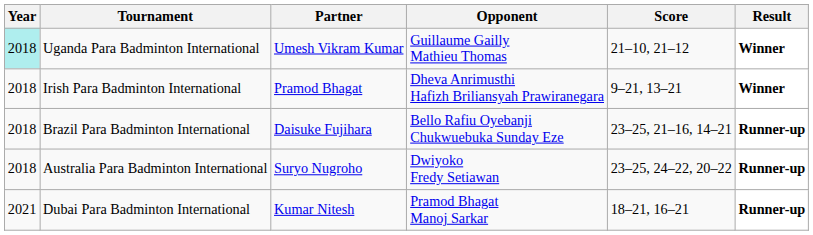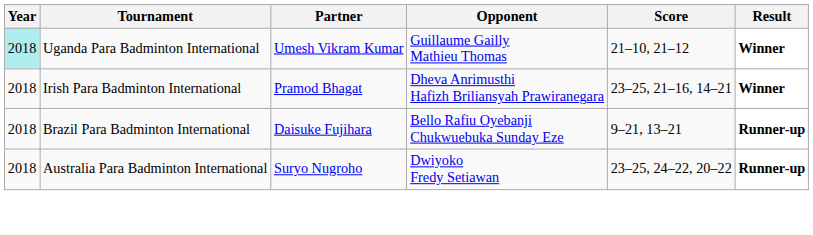(646, 88) 9–21, 13–21 -> (671, 88) 23–25, 21–16, 14–21
(671, 129) 23–25, 21–16, 14–21 -> (646, 129) 9–21, 13–21
- row: (146, 209)
